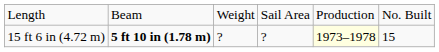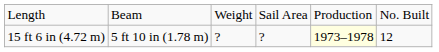(161, 36) bold -> (160, 36) normal
(389, 36) 15 -> (386, 36) 12
